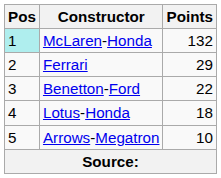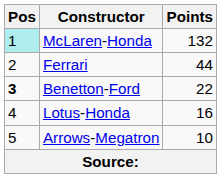(204, 65) 29 -> (204, 65) 44
(12, 89) normal -> (12, 89) bold
(204, 113) 18 -> (204, 113) 16
